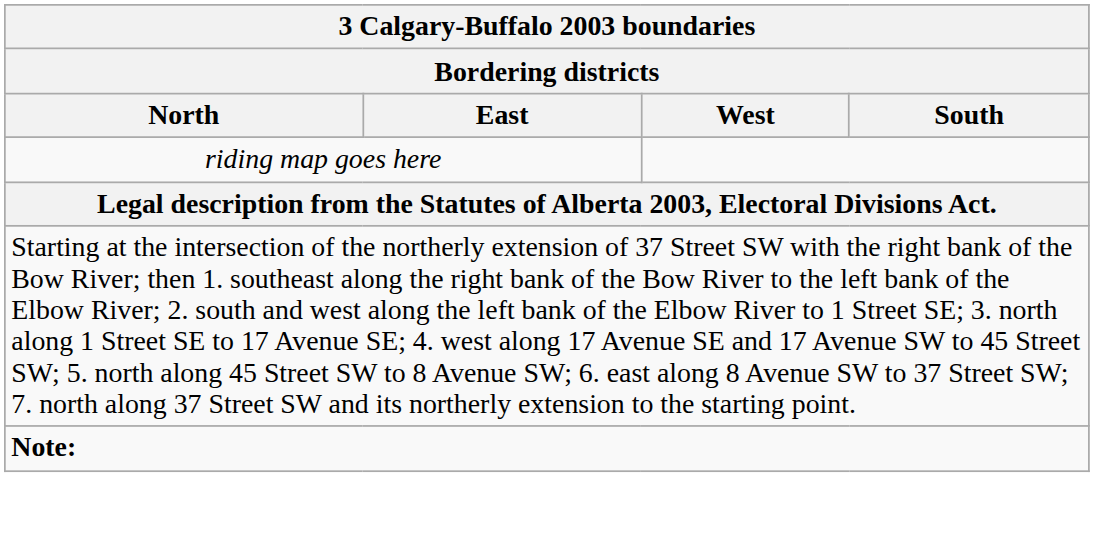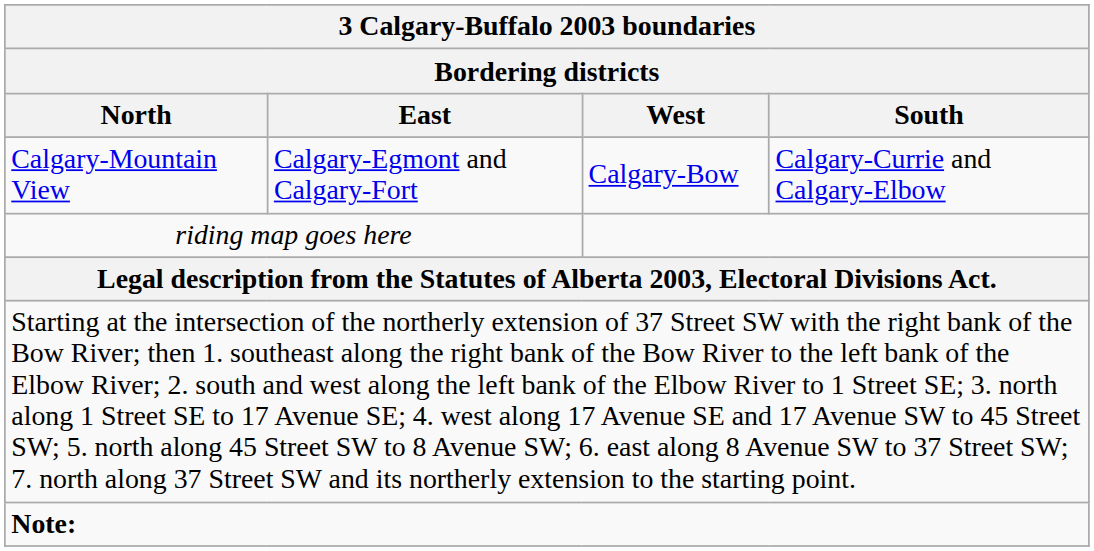+ row: (114, 174)
